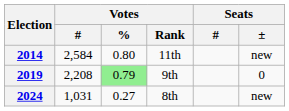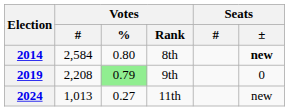(170, 55) 11th -> (170, 55) 8th
(262, 55) normal -> (262, 55) bold
(78, 95) 1,031 -> (78, 95) 1,013
(170, 95) 8th -> (170, 95) 11th
